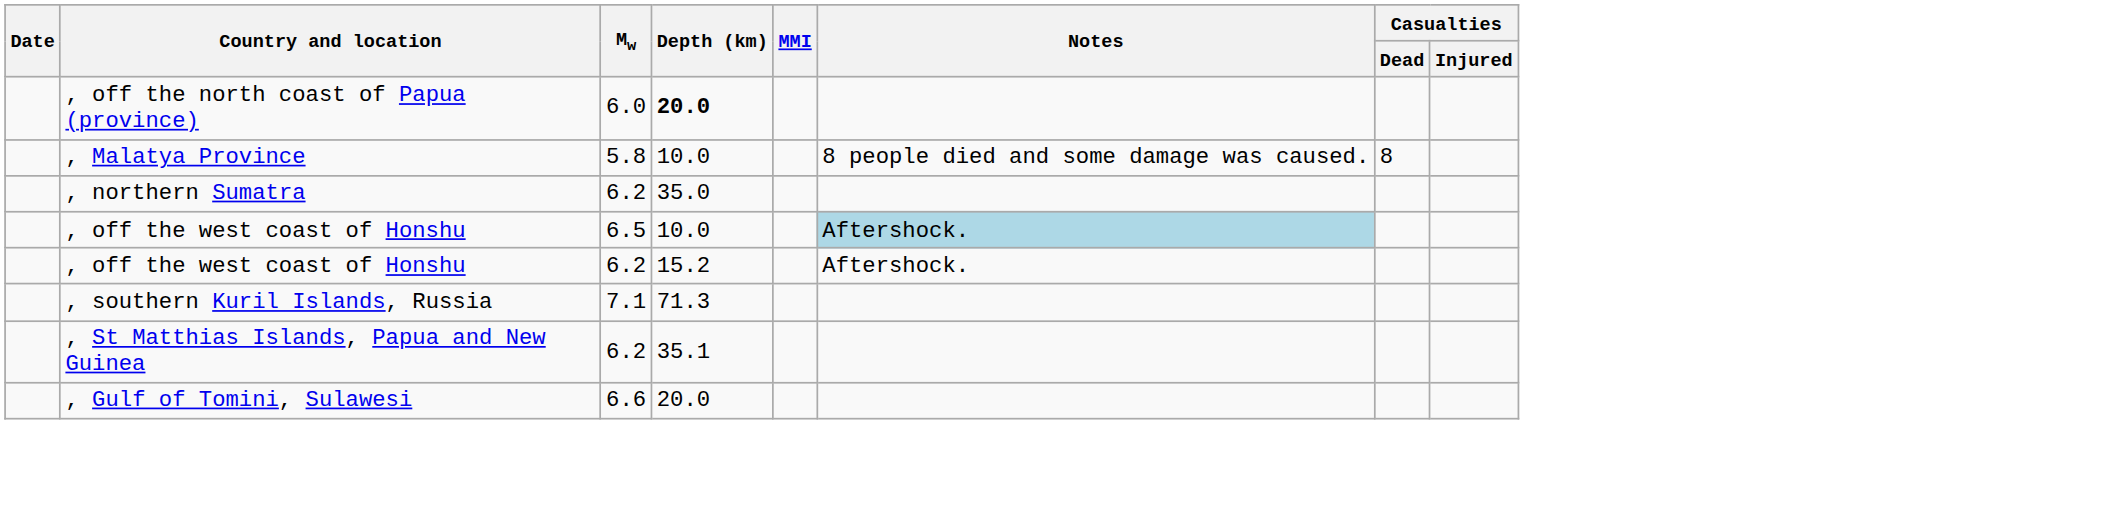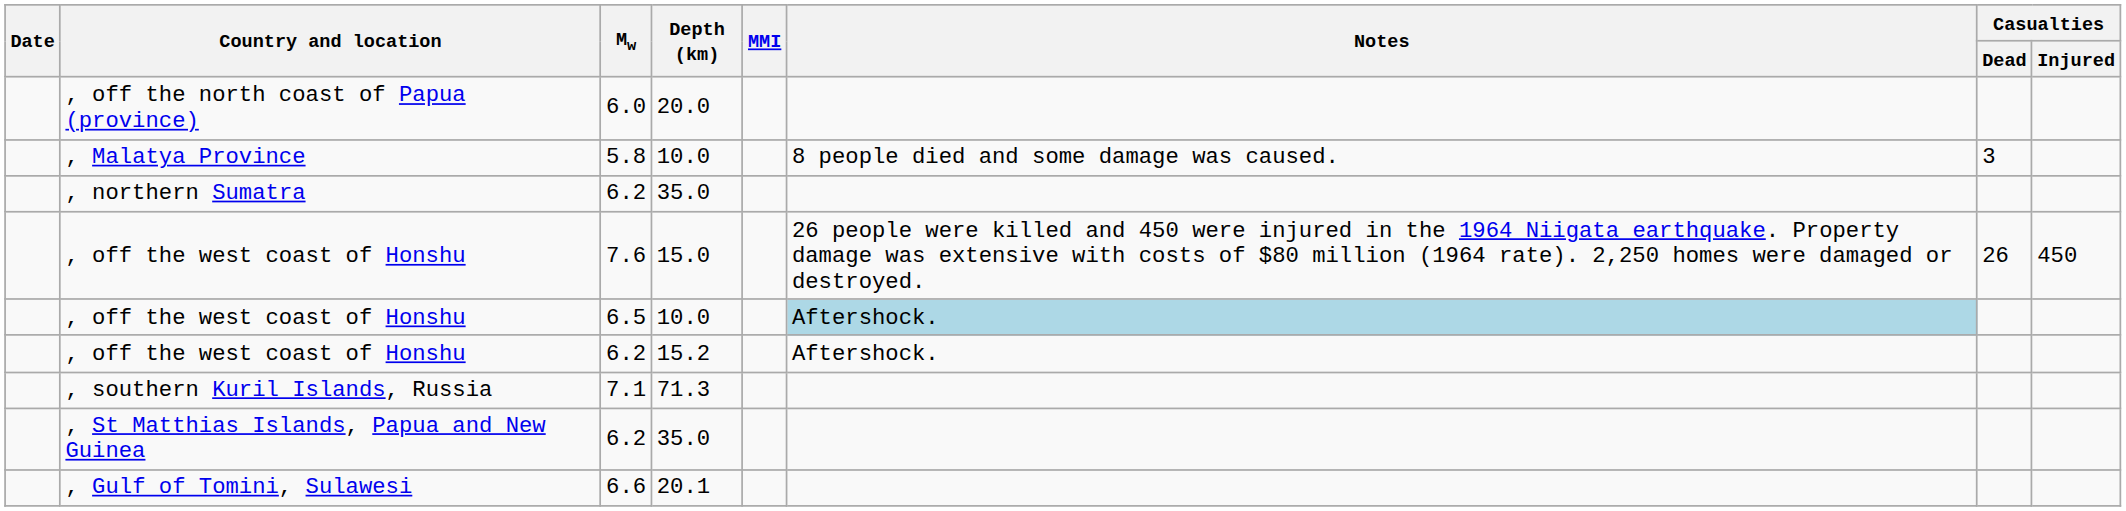(683, 108) bold -> (683, 108) normal
(1387, 157) 8 -> (1989, 157) 3
+ row: (266, 255)
(683, 351) 35.1 -> (683, 439) 35.0
(683, 400) 20.0 -> (683, 488) 20.1
